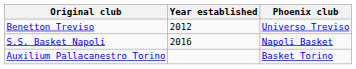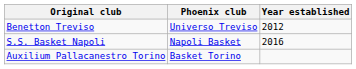columns swapped: (306, 12) <-> (214, 12)
